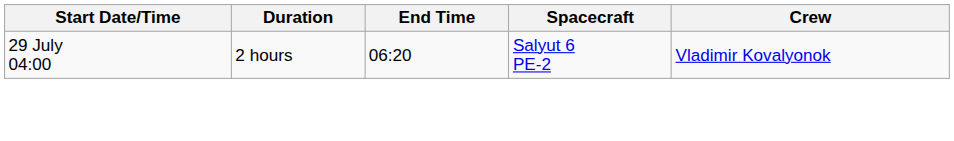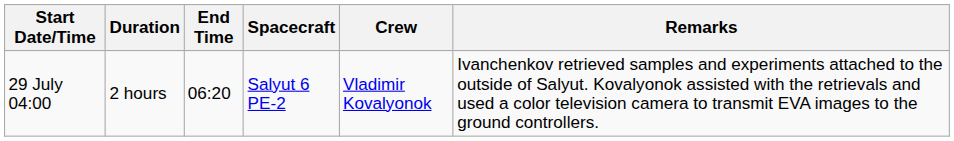+ column: (701, 27)
